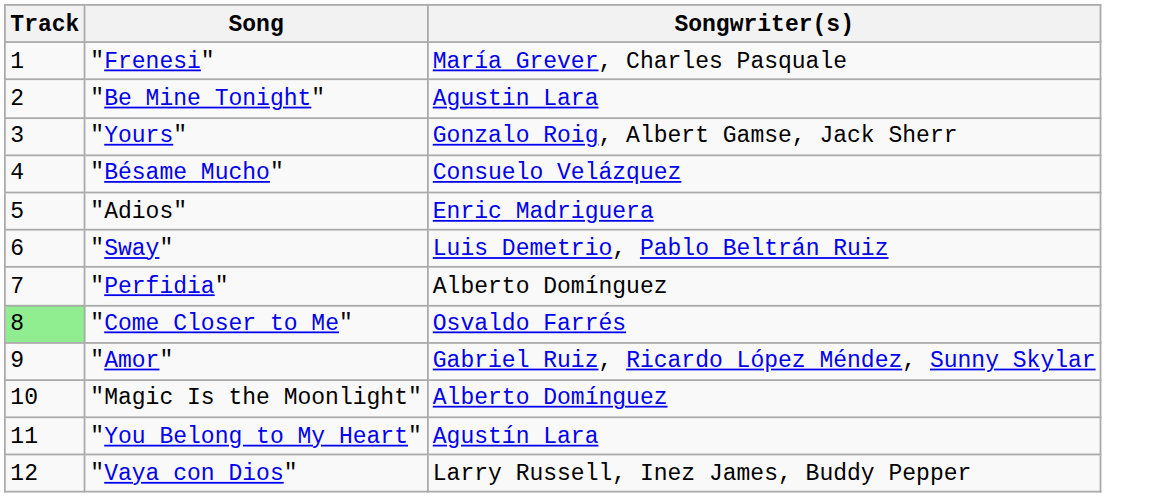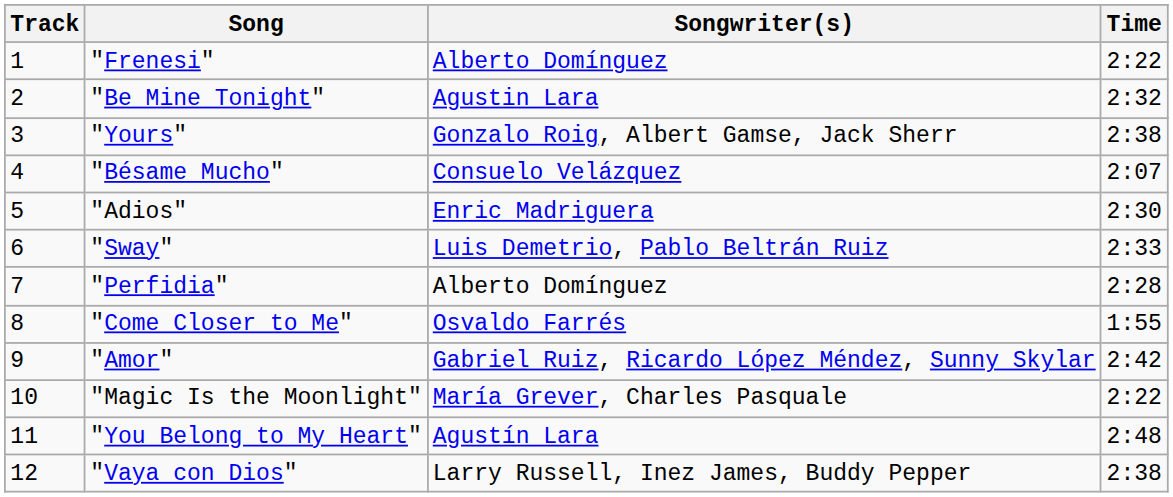+ column: (1134, 24)
(640, 61) María Grever, Charles Pasquale -> (550, 61) Alberto Domínguez
(17, 324) lightgreen background -> (17, 324) no background
(550, 399) Alberto Domínguez -> (640, 399) María Grever, Charles Pasquale
